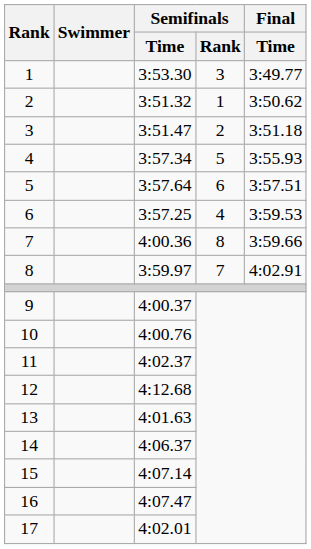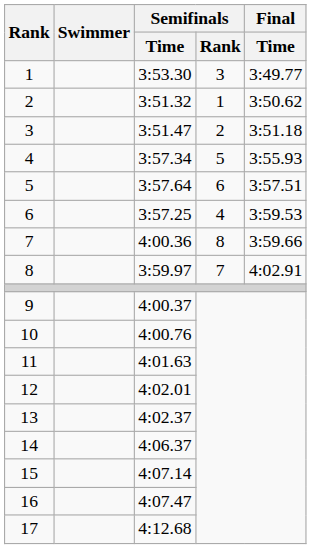(165, 361) 4:02.37 -> (165, 361) 4:01.63
(165, 389) 4:12.68 -> (165, 389) 4:02.01
(165, 417) 4:01.63 -> (165, 417) 4:02.37
(165, 528) 4:02.01 -> (165, 528) 4:12.68
